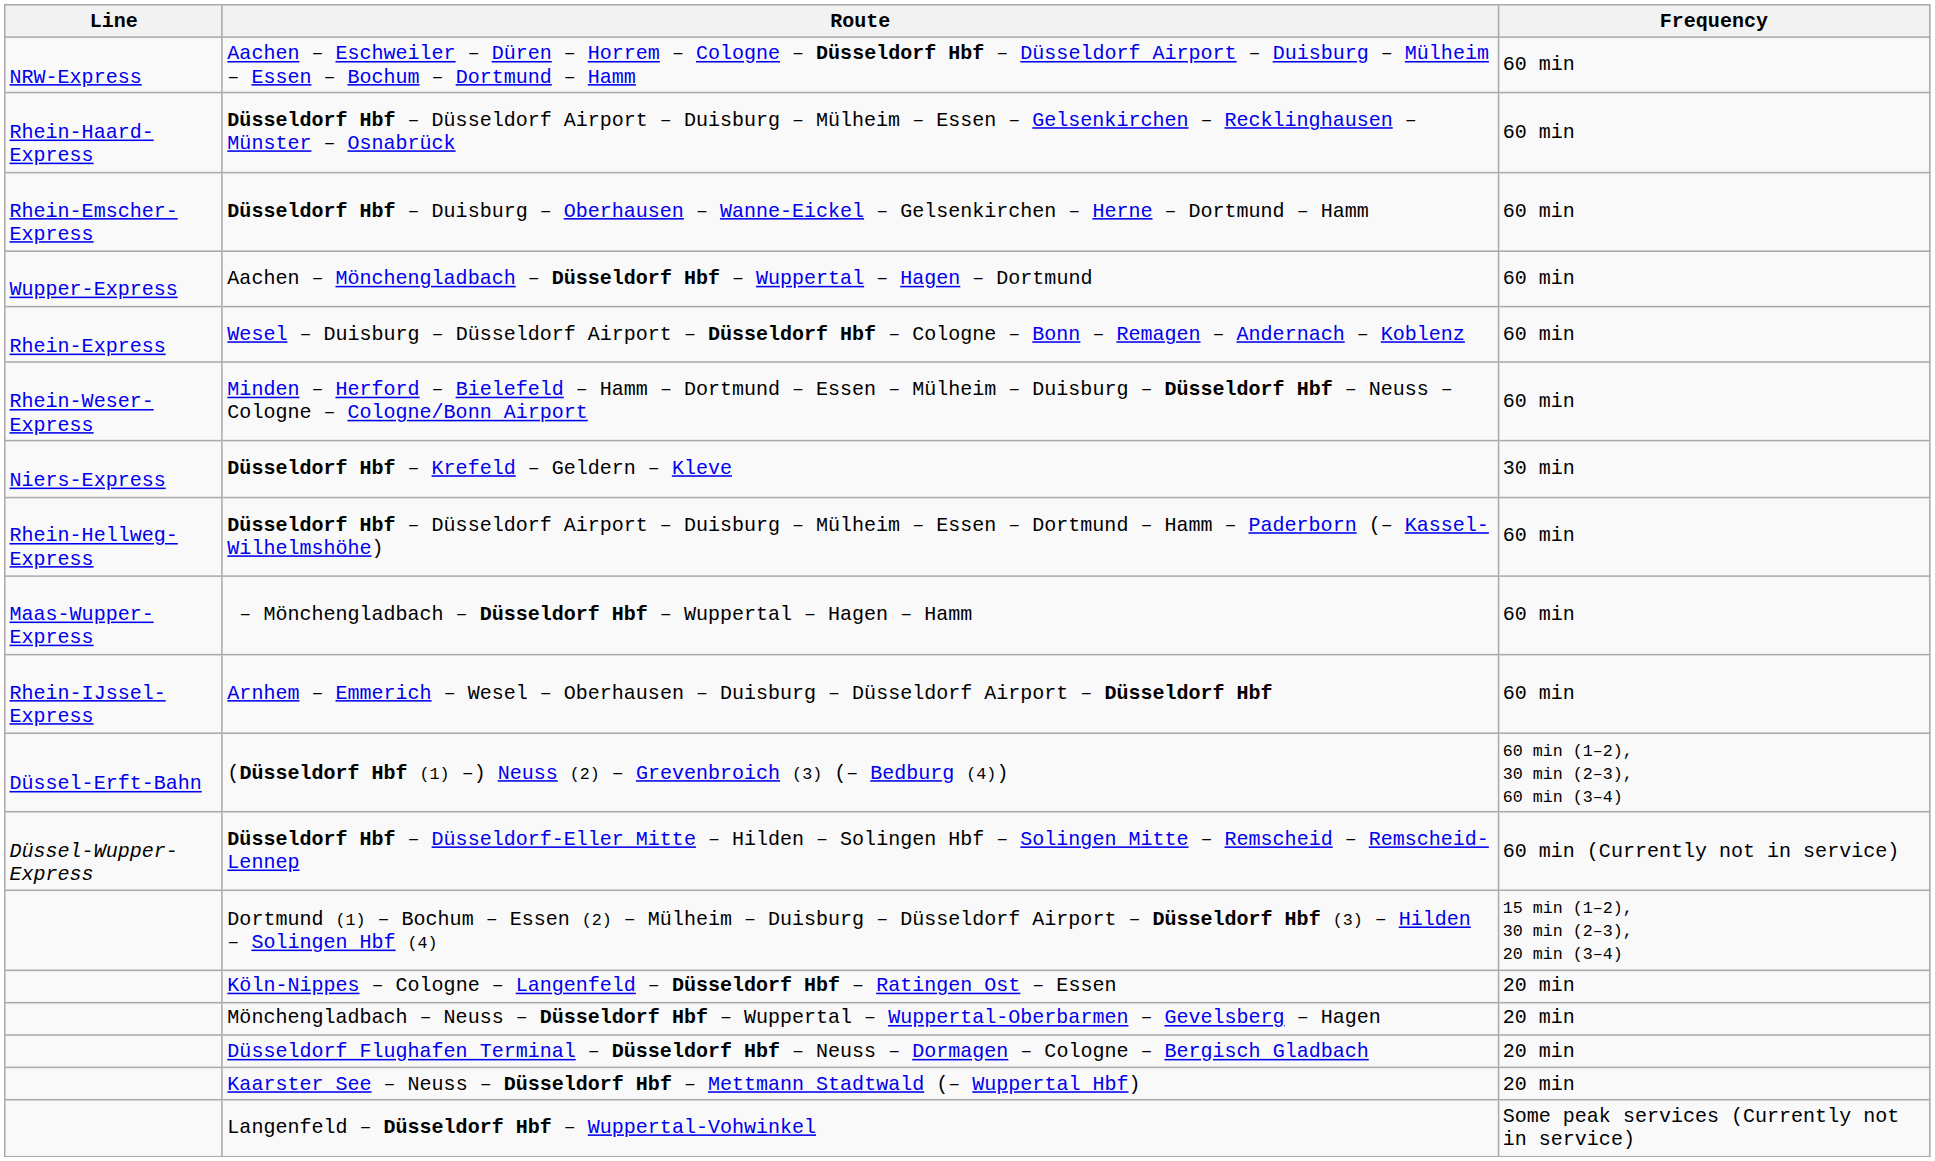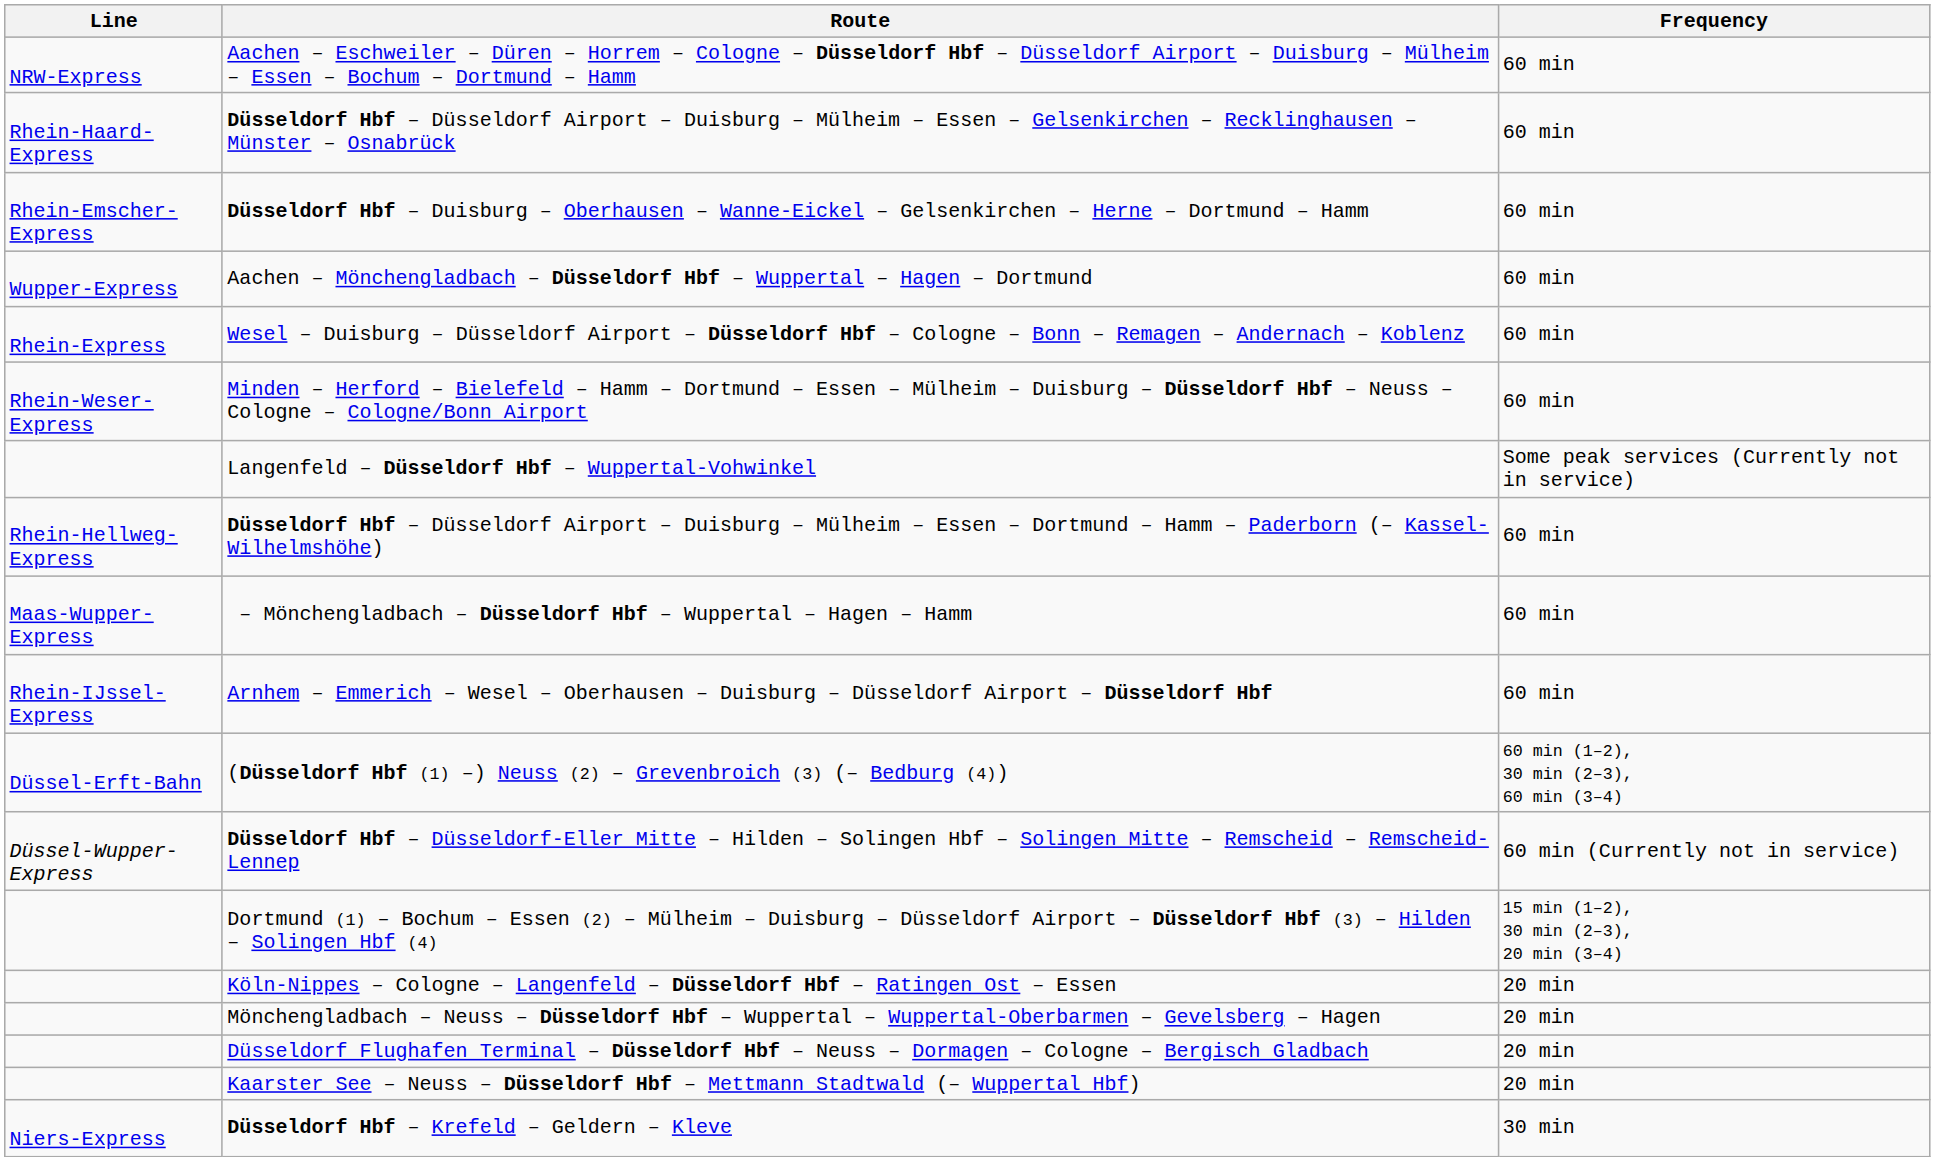rows swapped: (480, 469) <-> (522, 1128)
